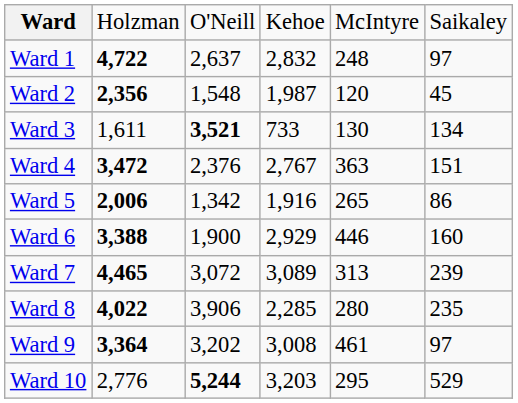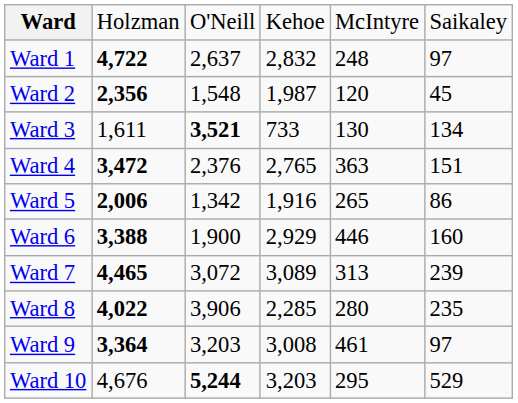(291, 165) 2,767 -> (291, 165) 2,765
(215, 344) 3,202 -> (215, 344) 3,203
(122, 380) 2,776 -> (122, 380) 4,676
